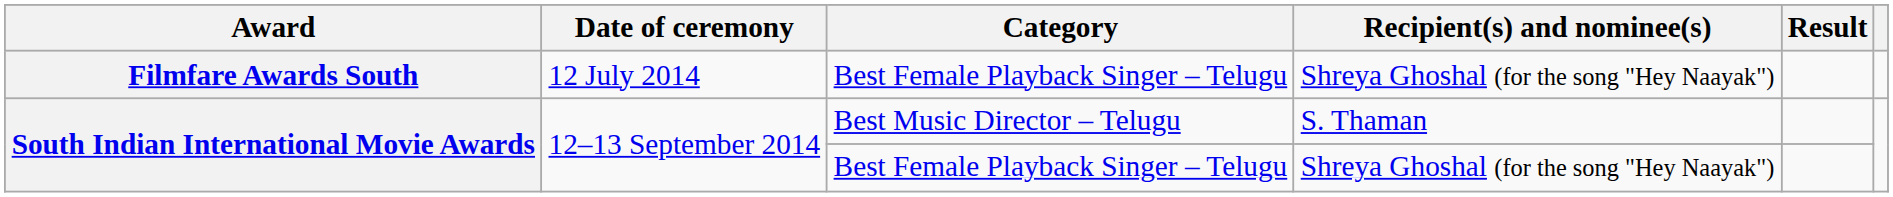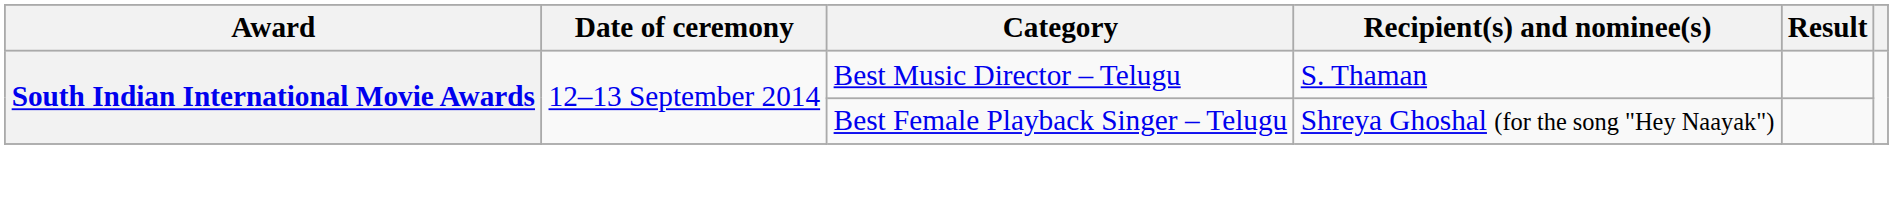- row: (273, 74)
